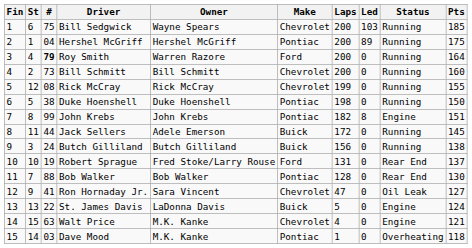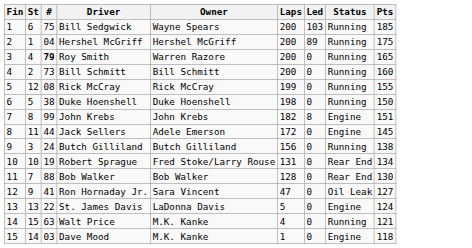- column: (305, 12)
(456, 57) 164 -> (385, 57) 165
(402, 132) Running -> (344, 132) Engine
(456, 162) 137 -> (385, 162) 134
(399, 222) Engine -> (347, 222) Running
(413, 236) Overheating -> (344, 236) Engine
